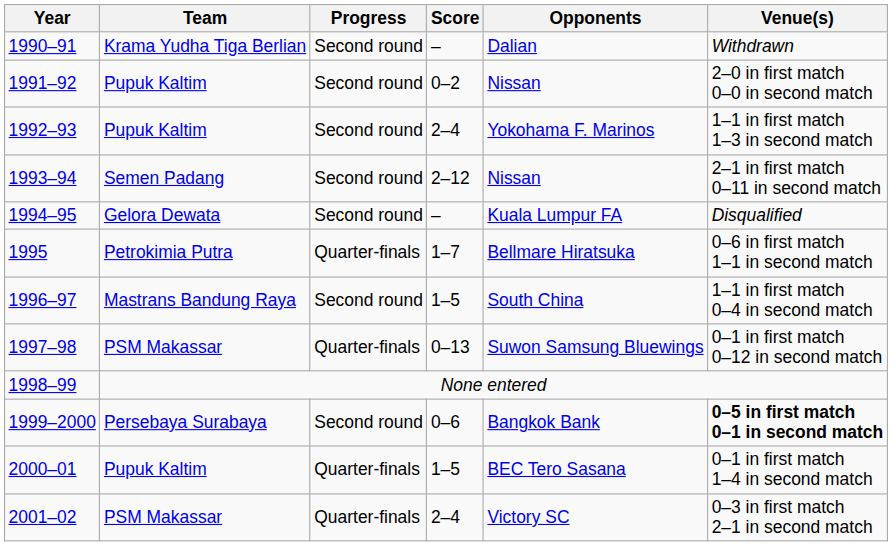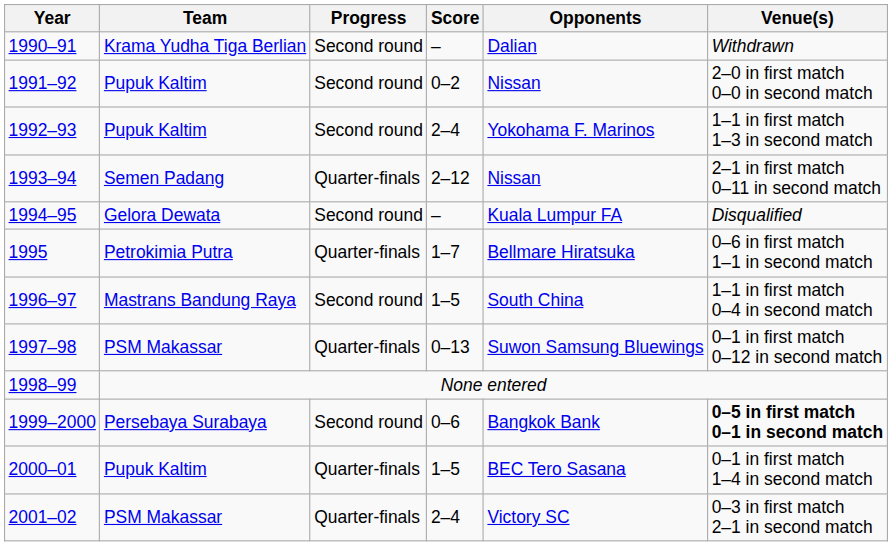(369, 178) Second round -> (367, 178) Quarter-finals
